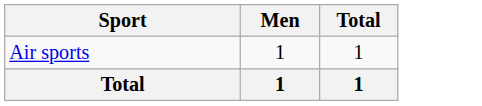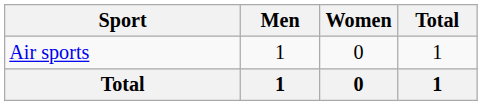+ column: (359, 20)
